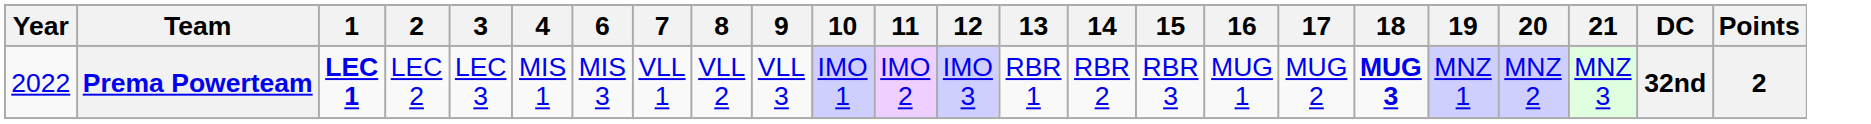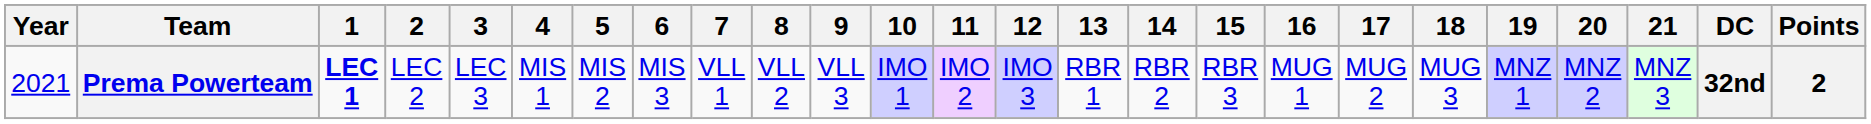+ column: (602, 25)
(41, 82) 2022 -> (41, 82) 2021
(1391, 82) bold -> (1451, 82) normal
